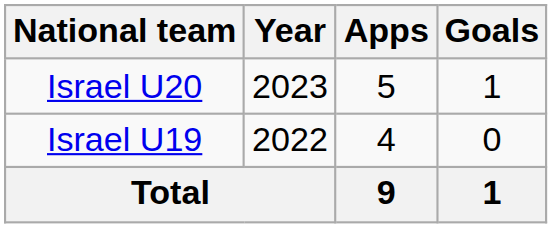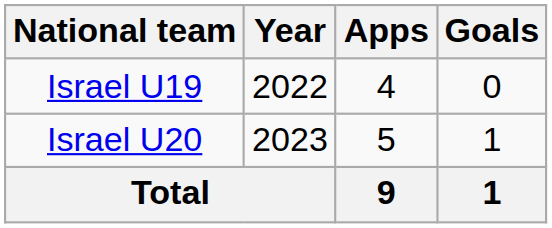rows swapped: (125, 139) <-> (125, 85)
